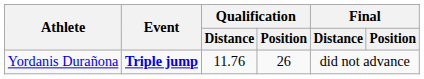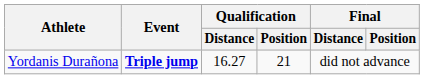(229, 62) 11.76 -> (229, 62) 16.27
(284, 62) 26 -> (284, 62) 21
